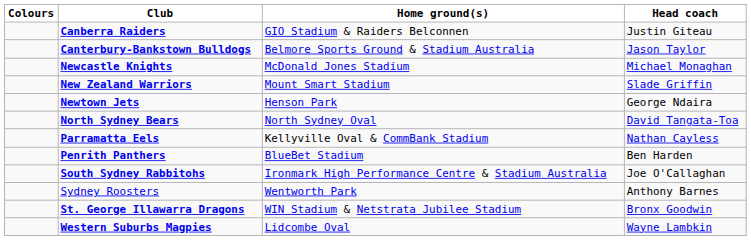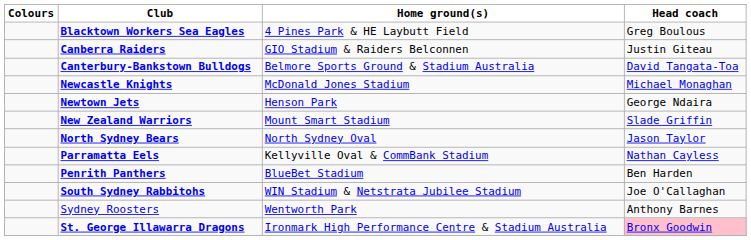+ row: (152, 31)
(666, 49) Jason Taylor -> (683, 67) David Tangata-Toa
rows swapped: (100, 102) <-> (126, 85)
(683, 120) David Tangata-Toa -> (666, 138) Jason Taylor
(436, 173) Ironmark High Performance Centre & Stadium Australia -> (393, 191) WIN Stadium & Netstrata Jubilee Stadium
(393, 209) WIN Stadium & Netstrata Jubilee Stadium -> (436, 227) Ironmark High Performance Centre & Stadium Australia
(669, 209) no background -> (669, 227) pink background
- row: (136, 227)
